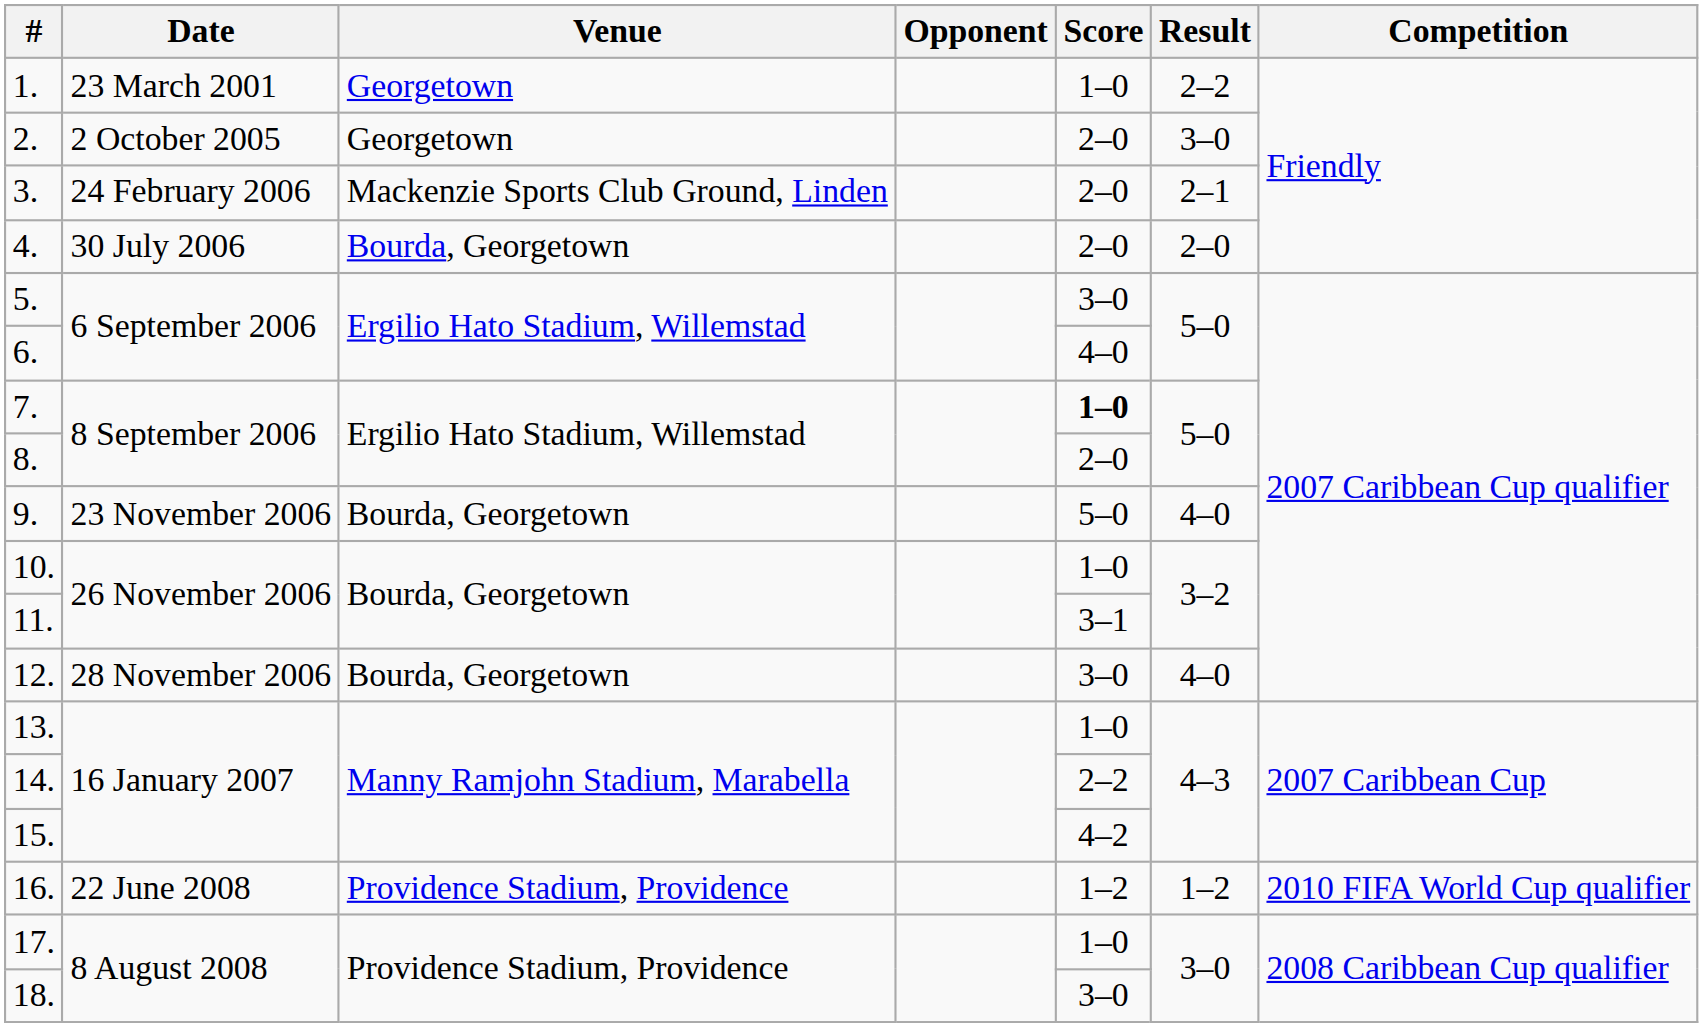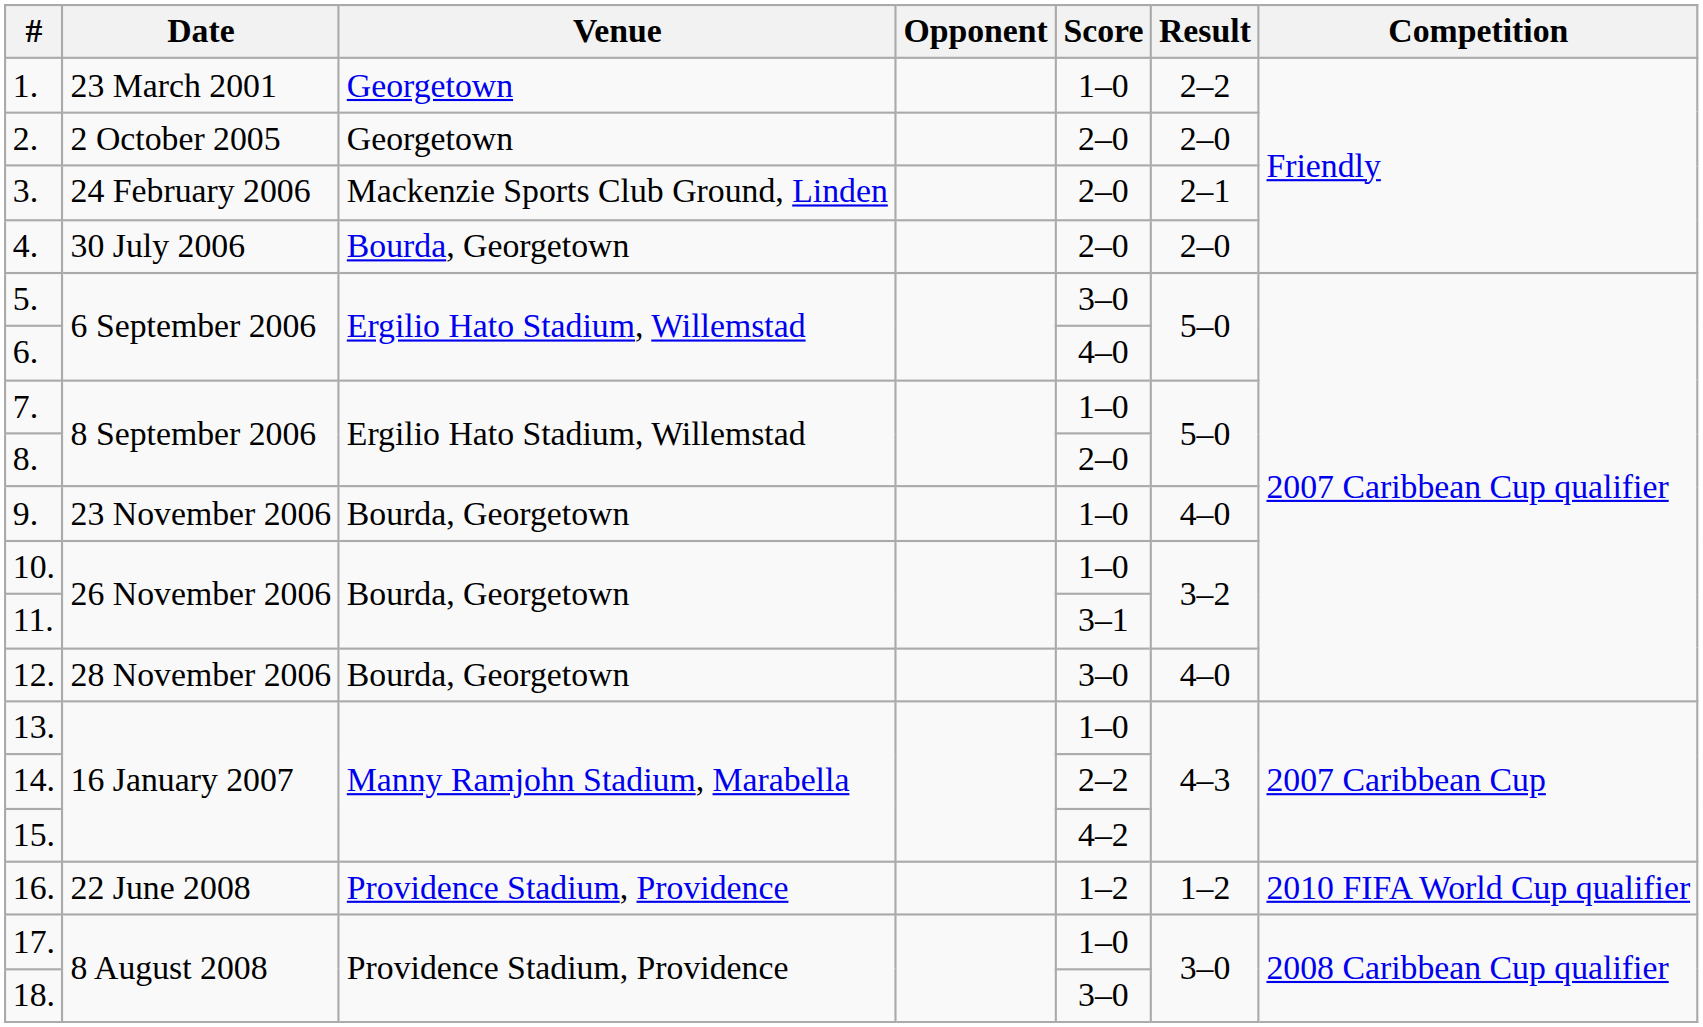(1205, 138) 3–0 -> (1205, 138) 2–0
(1103, 406) bold -> (1103, 406) normal
(1103, 513) 5–0 -> (1103, 513) 1–0
